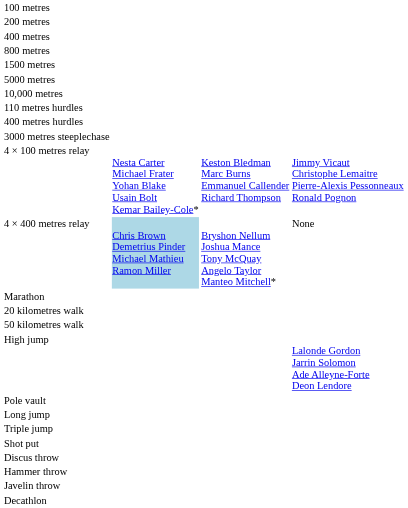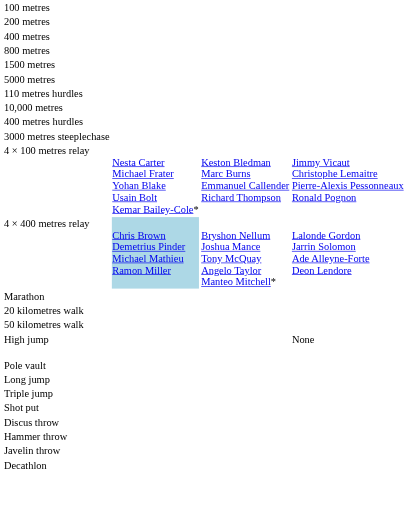rows swapped: (33, 93) <-> (43, 108)
(303, 223) None -> (331, 253) Lalonde Gordon Jarrin Solomon Ade Alleyne-Forte Deon Lendore
(331, 368) Lalonde Gordon Jarrin Solomon Ade Alleyne-Forte Deon Lendore -> (303, 339) None
